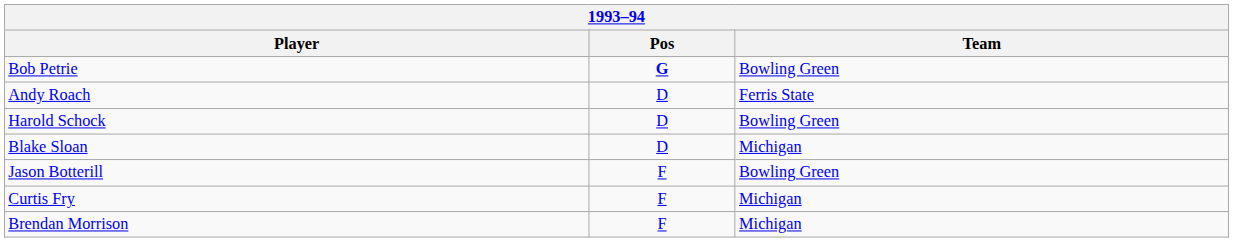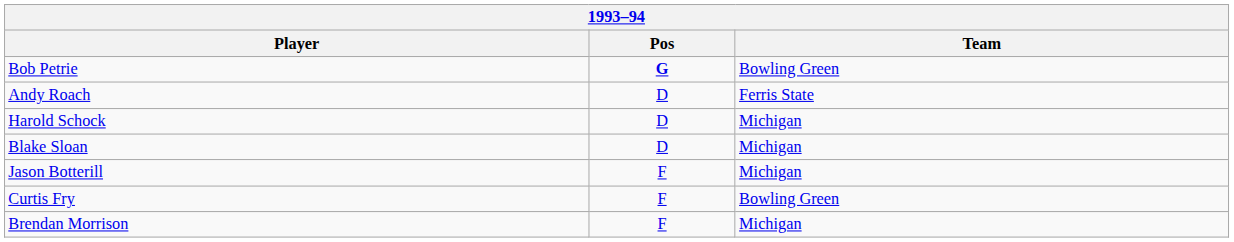(789, 120) Bowling Green -> (770, 120) Michigan
(789, 172) Bowling Green -> (770, 172) Michigan
(770, 198) Michigan -> (789, 198) Bowling Green
